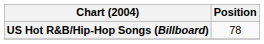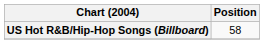(235, 30) 78 -> (235, 30) 58
